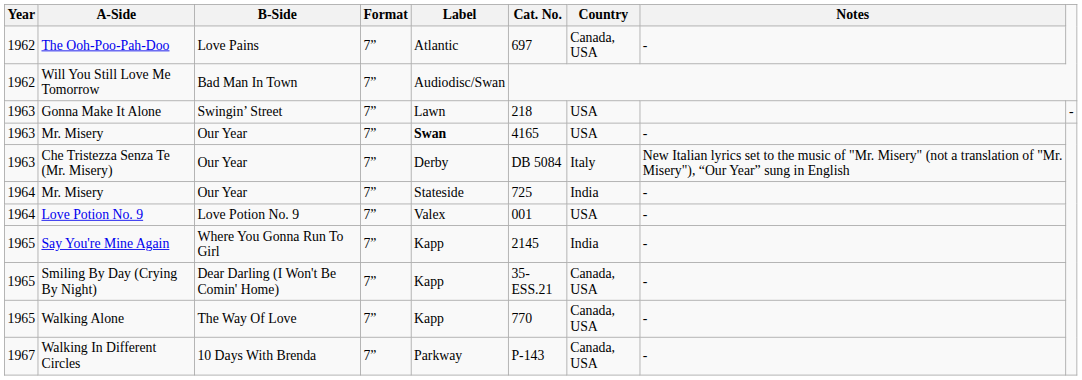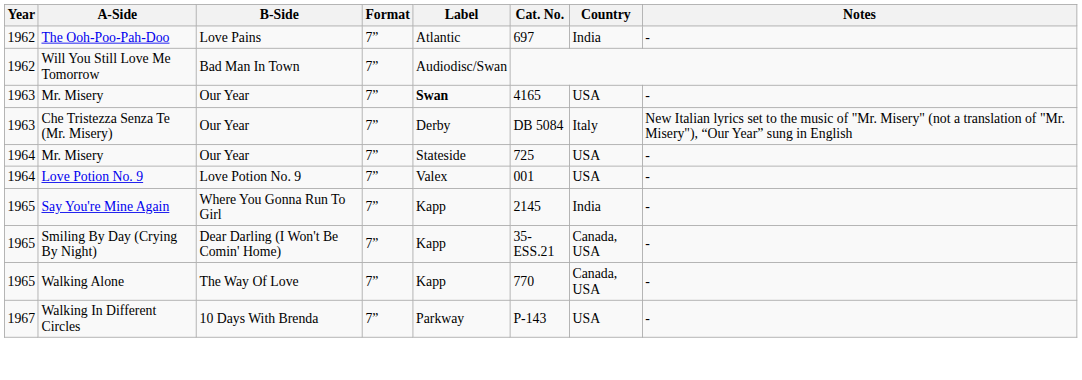(593, 44) Canada, USA -> (587, 37) India
- row: (21, 111)
(584, 192) India -> (586, 155) USA
(593, 356) Canada, USA -> (586, 318) USA
